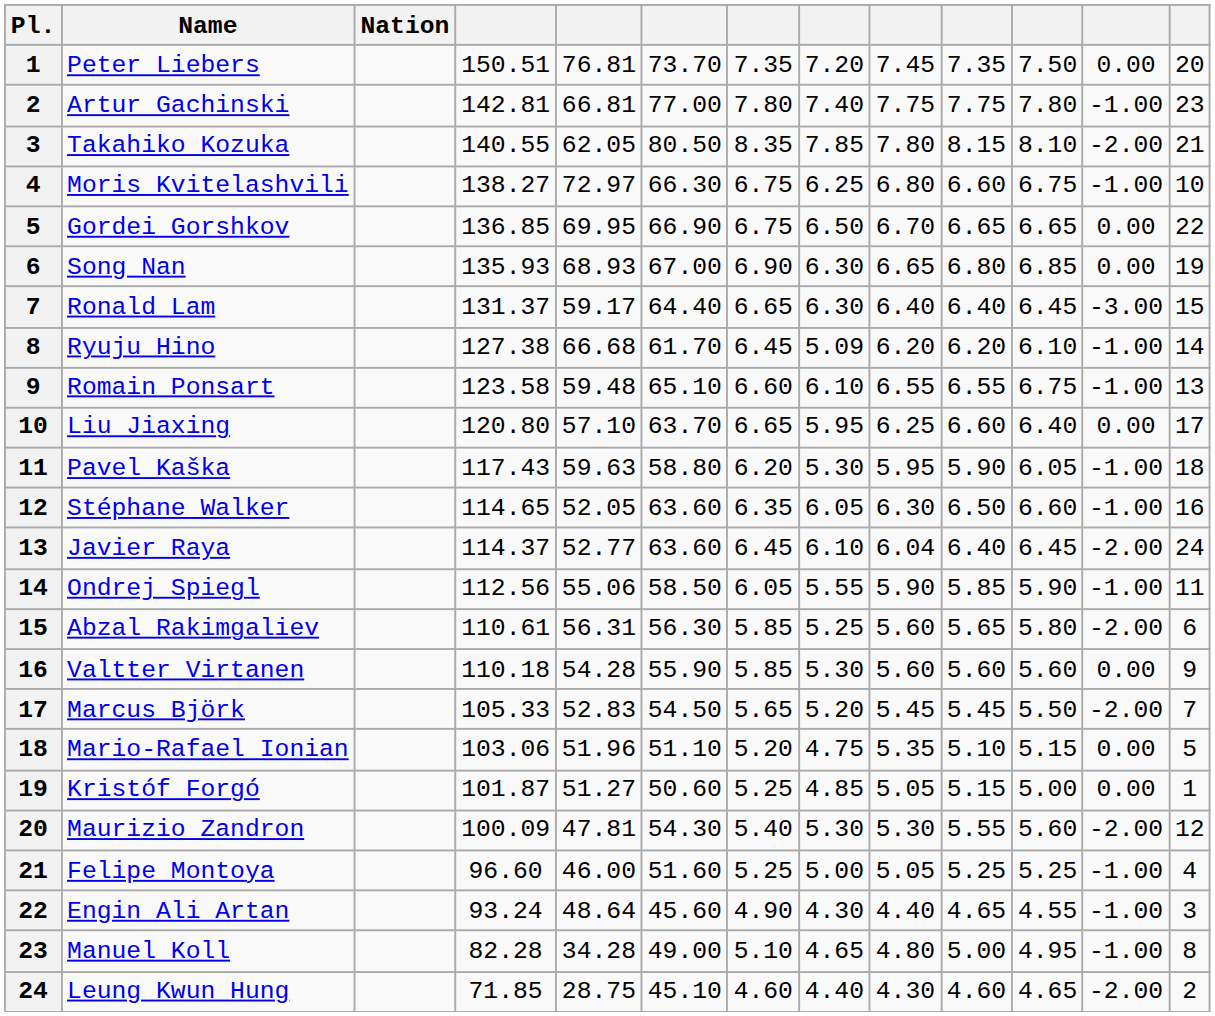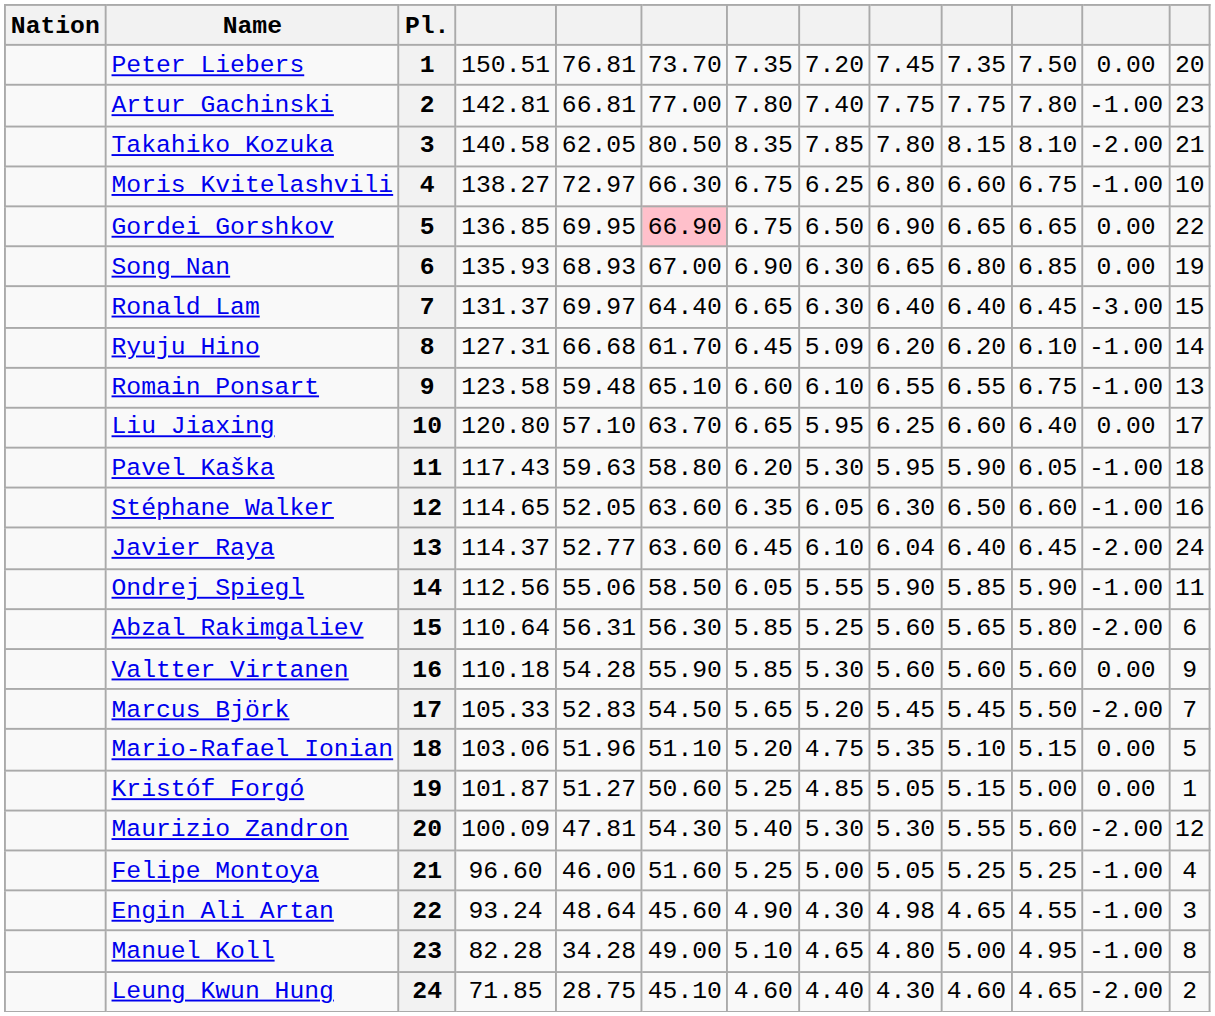columns swapped: (33, 25) <-> (405, 25)
(506, 146) 140.55 -> (506, 146) 140.58
(685, 226) no background -> (685, 226) pink background
(905, 226) 6.70 -> (905, 226) 6.90
(599, 307) 59.17 -> (599, 307) 69.97
(506, 347) 127.38 -> (506, 347) 127.31
(506, 629) 110.61 -> (506, 629) 110.64
(905, 911) 4.40 -> (905, 911) 4.98
